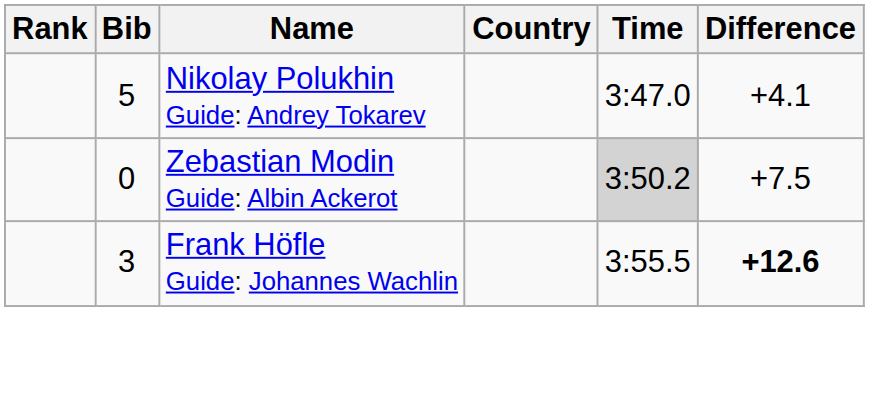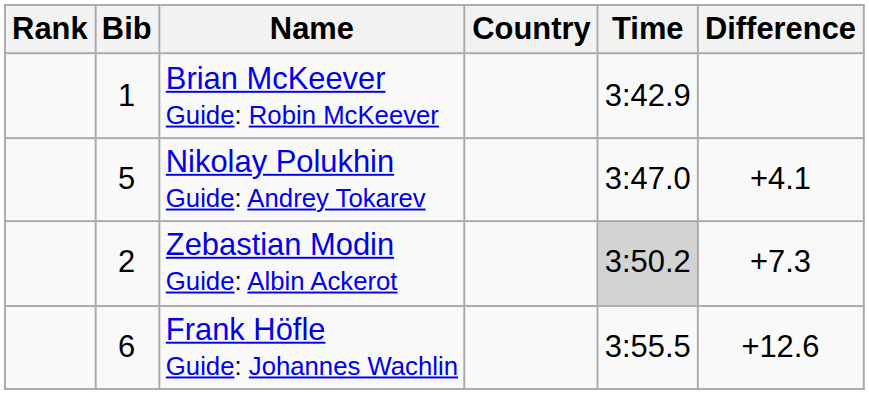+ row: (302, 95)
(127, 179) 0 -> (127, 262) 2
(780, 179) +7.5 -> (780, 262) +7.3
(127, 262) 3 -> (127, 346) 6
(780, 262) bold -> (780, 346) normal
